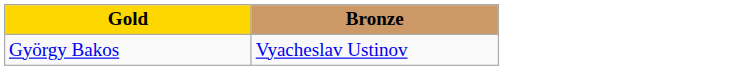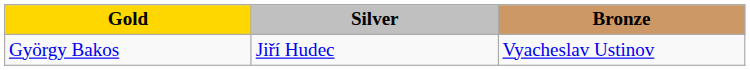+ column: (375, 19)
